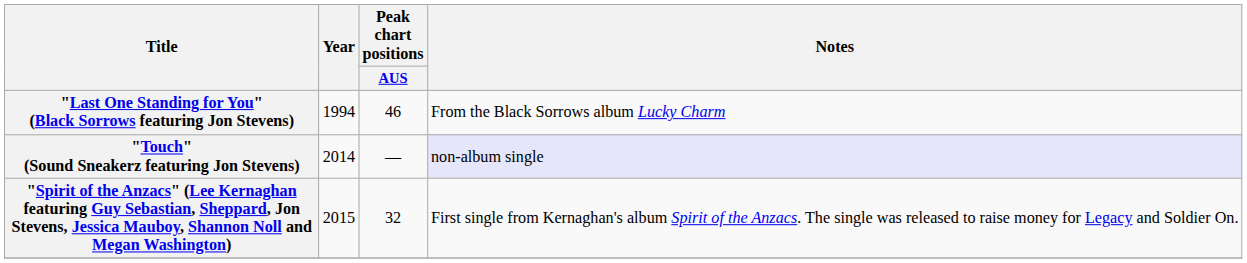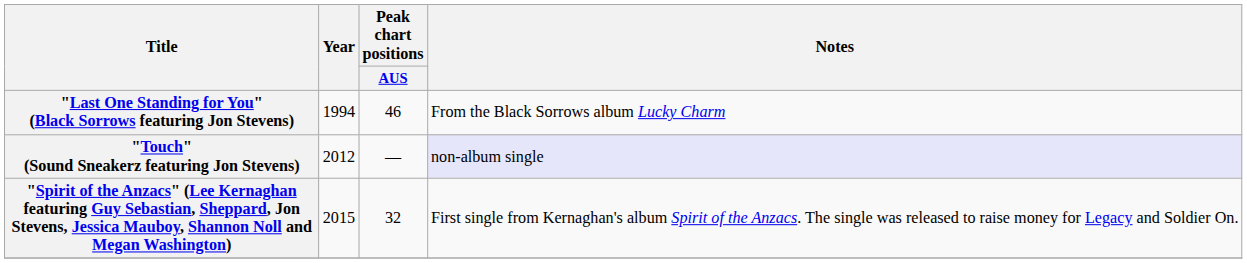(339, 156) 2014 -> (339, 156) 2012
